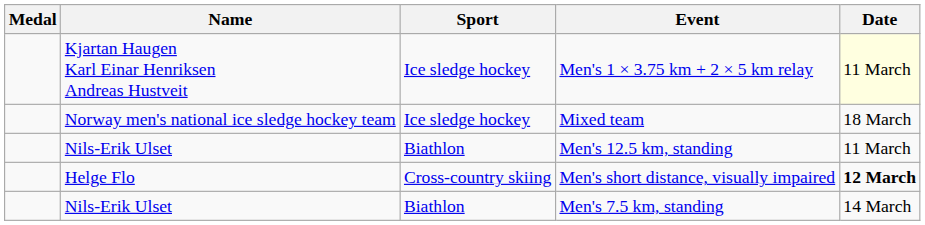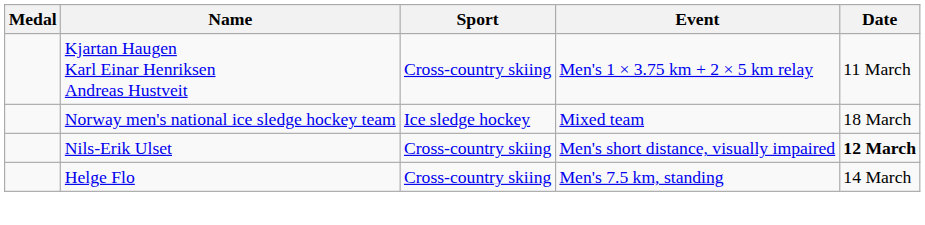(467, 69) Ice sledge hockey -> (478, 69) Cross-country skiing
(877, 69) lightyellow background -> (877, 69) no background
- row: (646, 148)
(100, 177) Helge Flo -> (118, 148) Nils-Erik Ulset
(118, 206) Nils-Erik Ulset -> (100, 177) Helge Flo
(434, 206) Biathlon -> (478, 177) Cross-country skiing
